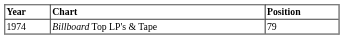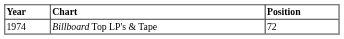(272, 26) 79 -> (272, 26) 72
